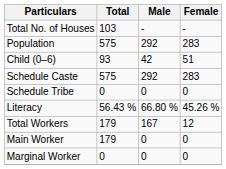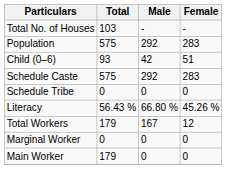rows swapped: (35, 140) <-> (44, 156)
